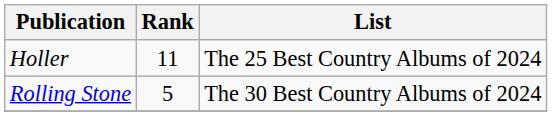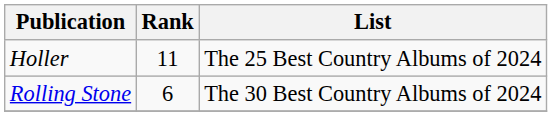(168, 93) 5 -> (168, 93) 6
